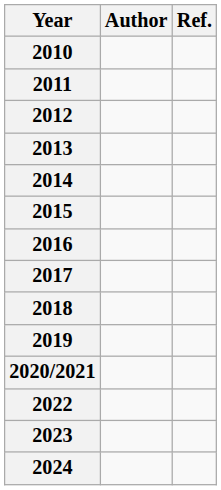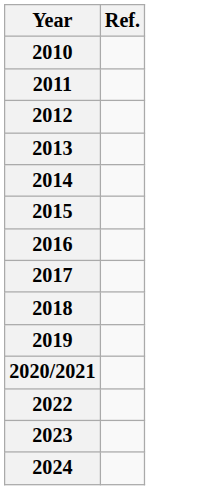- column: (136, 20)
